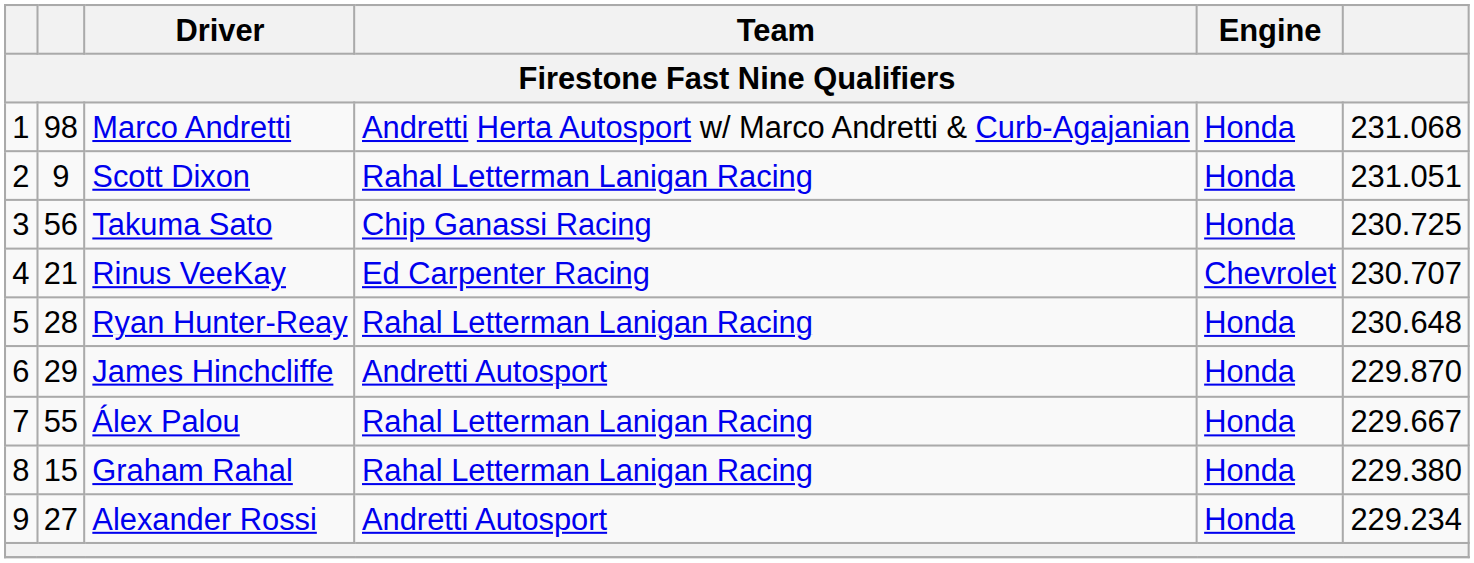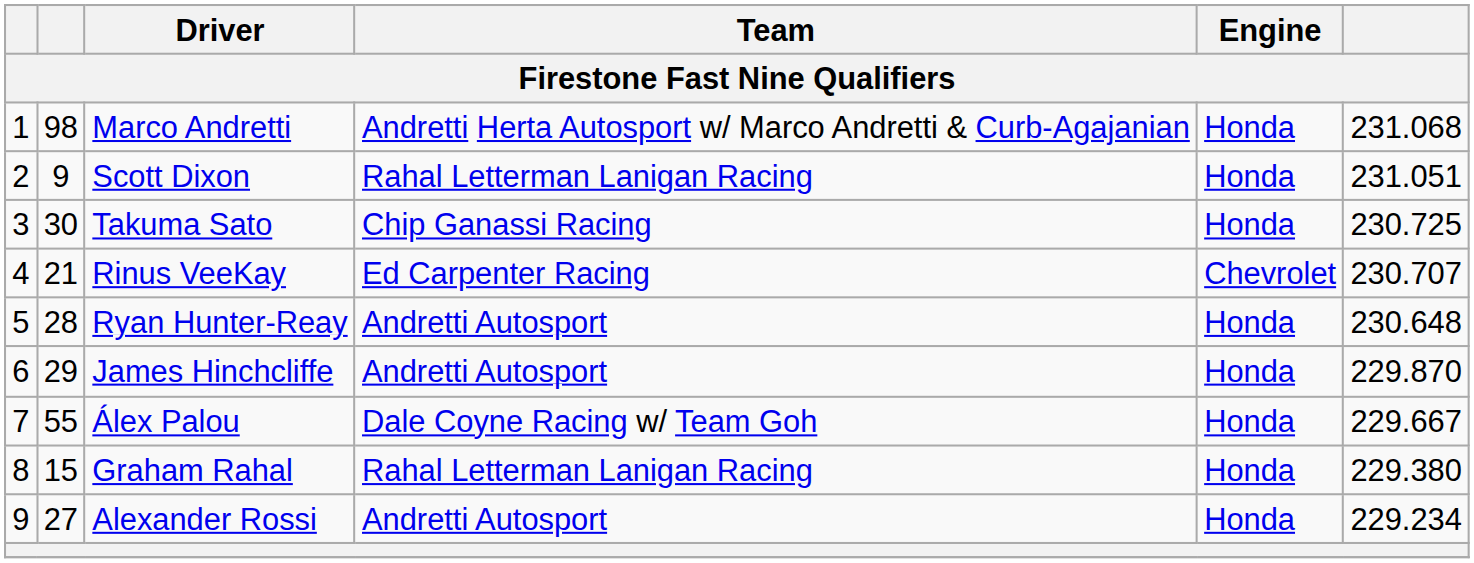(61, 225) 56 -> (61, 225) 30
(587, 323) Rahal Letterman Lanigan Racing -> (485, 323) Andretti Autosport
(587, 420) Rahal Letterman Lanigan Racing -> (590, 420) Dale Coyne Racing w/ Team Goh
